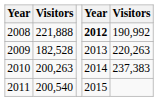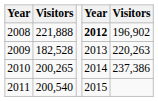(131, 32) 190,992 -> (131, 32) 196,902
(54, 68) 200,263 -> (54, 68) 200,265
(131, 68) 237,383 -> (131, 68) 237,386
